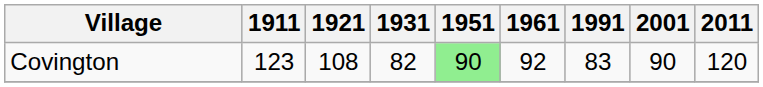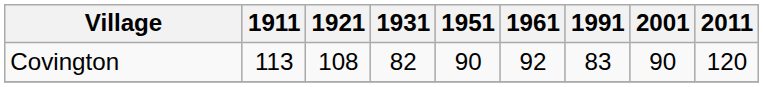(274, 61) 123 -> (274, 61) 113
(468, 61) lightgreen background -> (468, 61) no background
